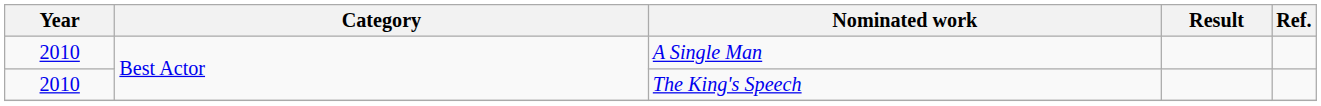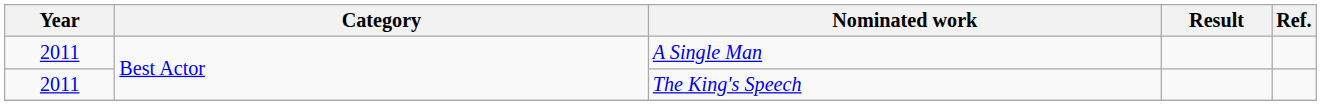(60, 52) 2010 -> (60, 52) 2011
(60, 84) 2010 -> (60, 84) 2011
